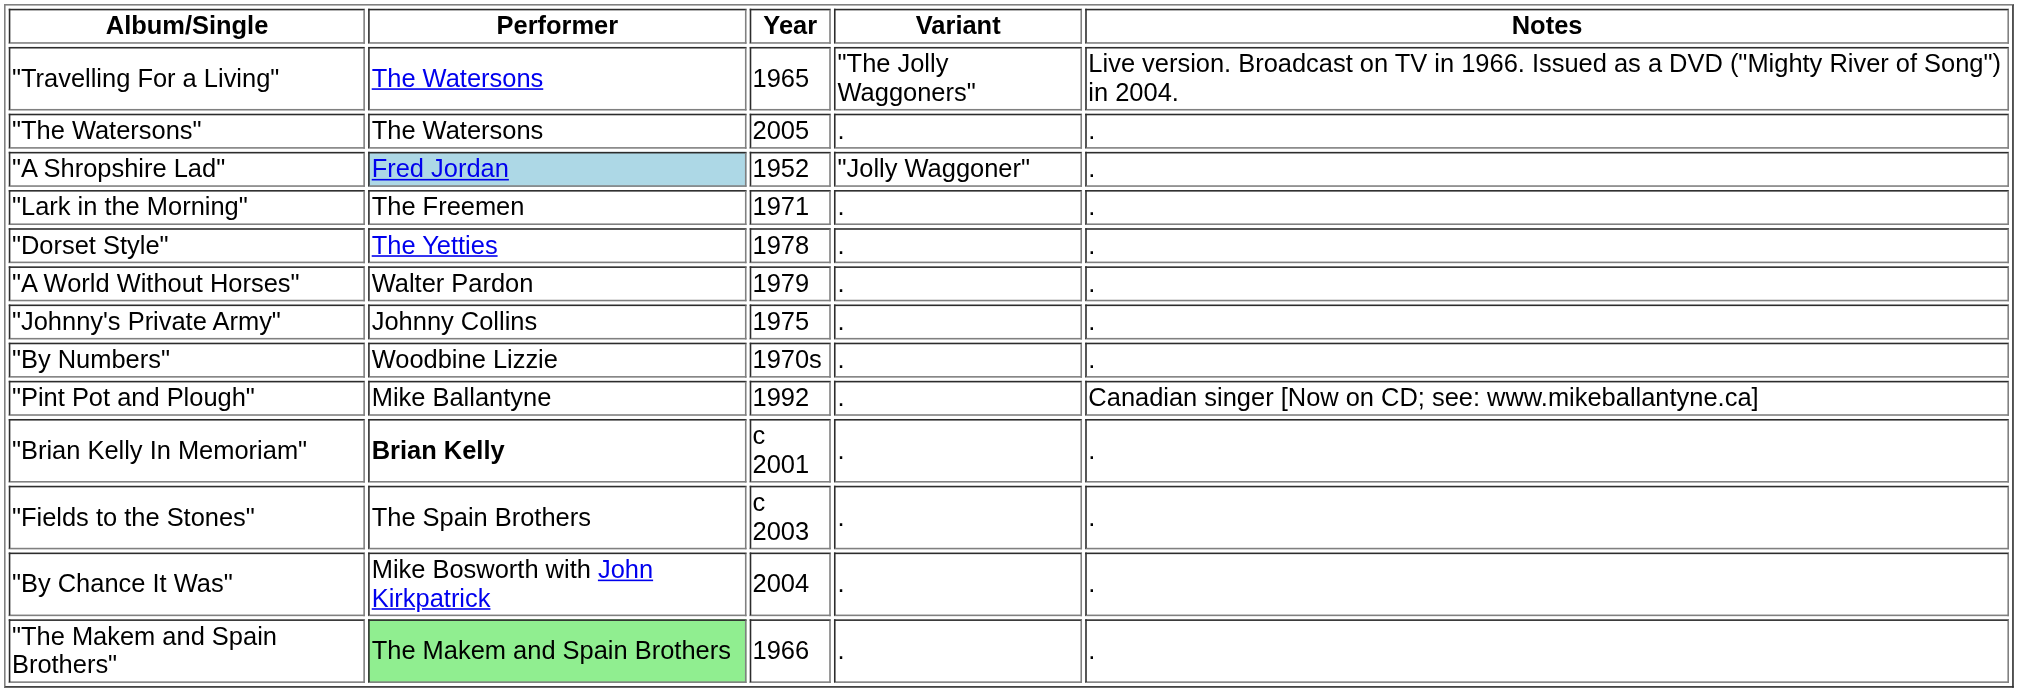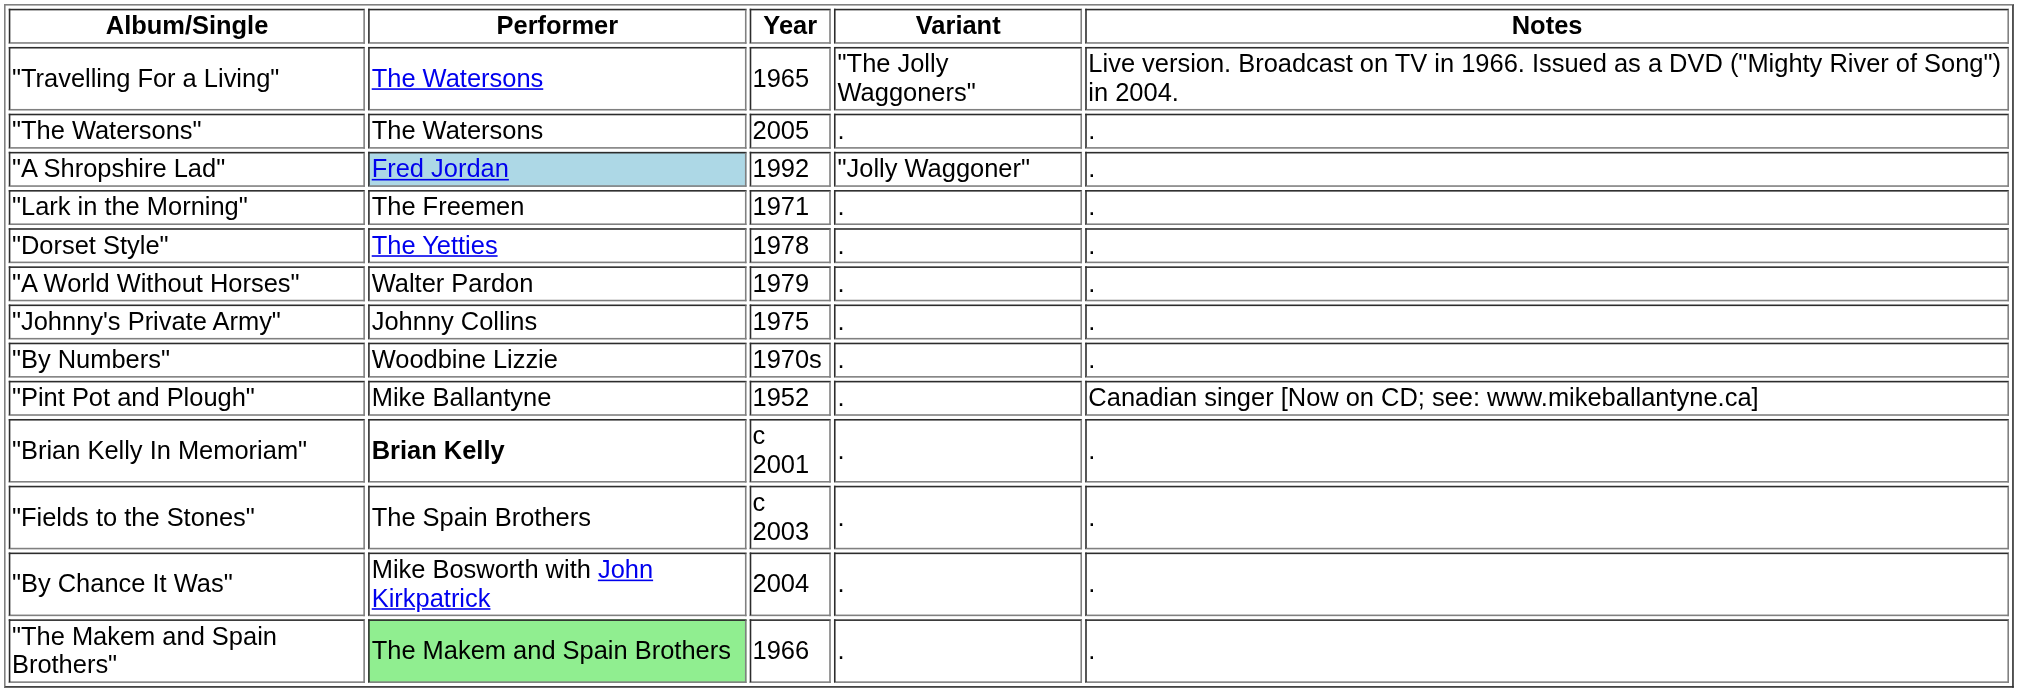(781, 169) 1952 -> (781, 169) 1992
(781, 398) 1992 -> (781, 398) 1952
